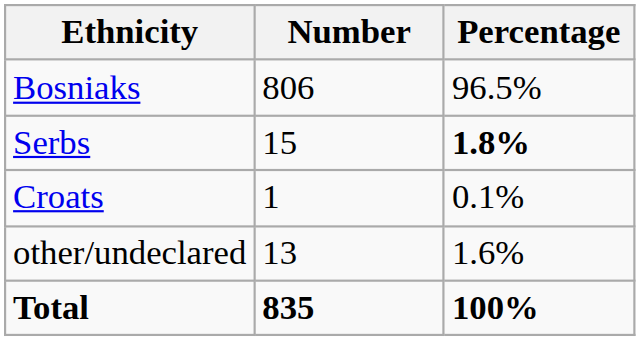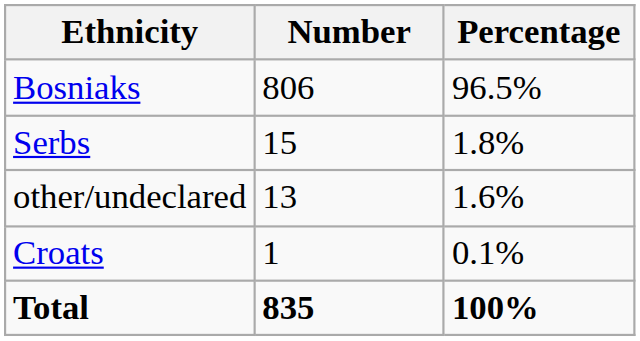(491, 142) bold -> (488, 142) normal
rows swapped: (58, 197) <-> (130, 252)
